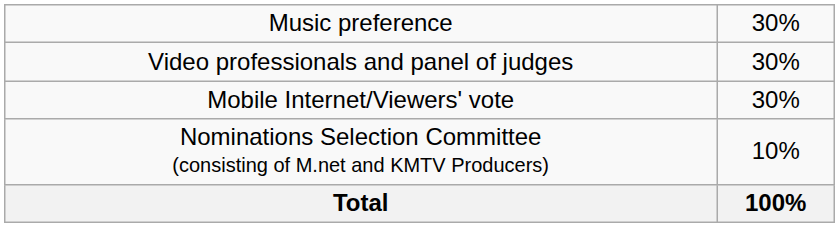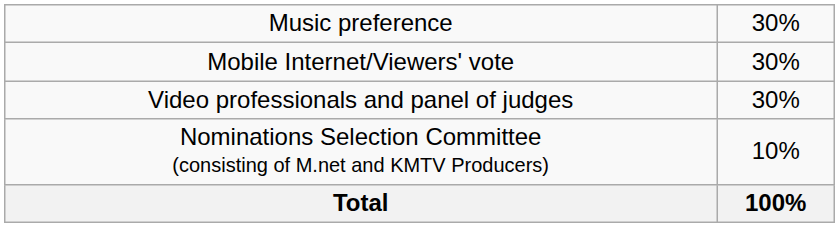rows swapped: (361, 99) <-> (361, 61)
